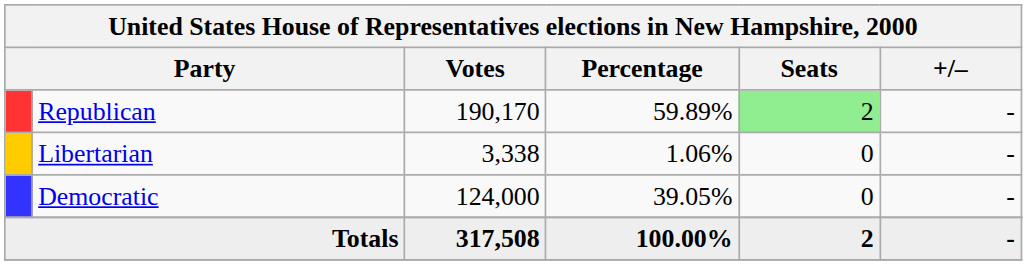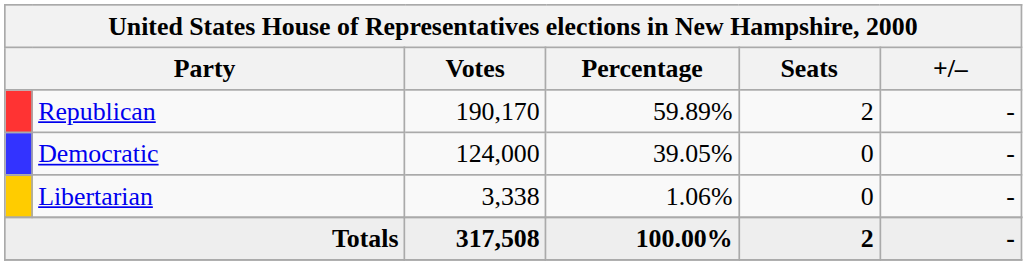(867, 111) lightgreen background -> (867, 111) no background
rows swapped: (98, 196) <-> (96, 153)
